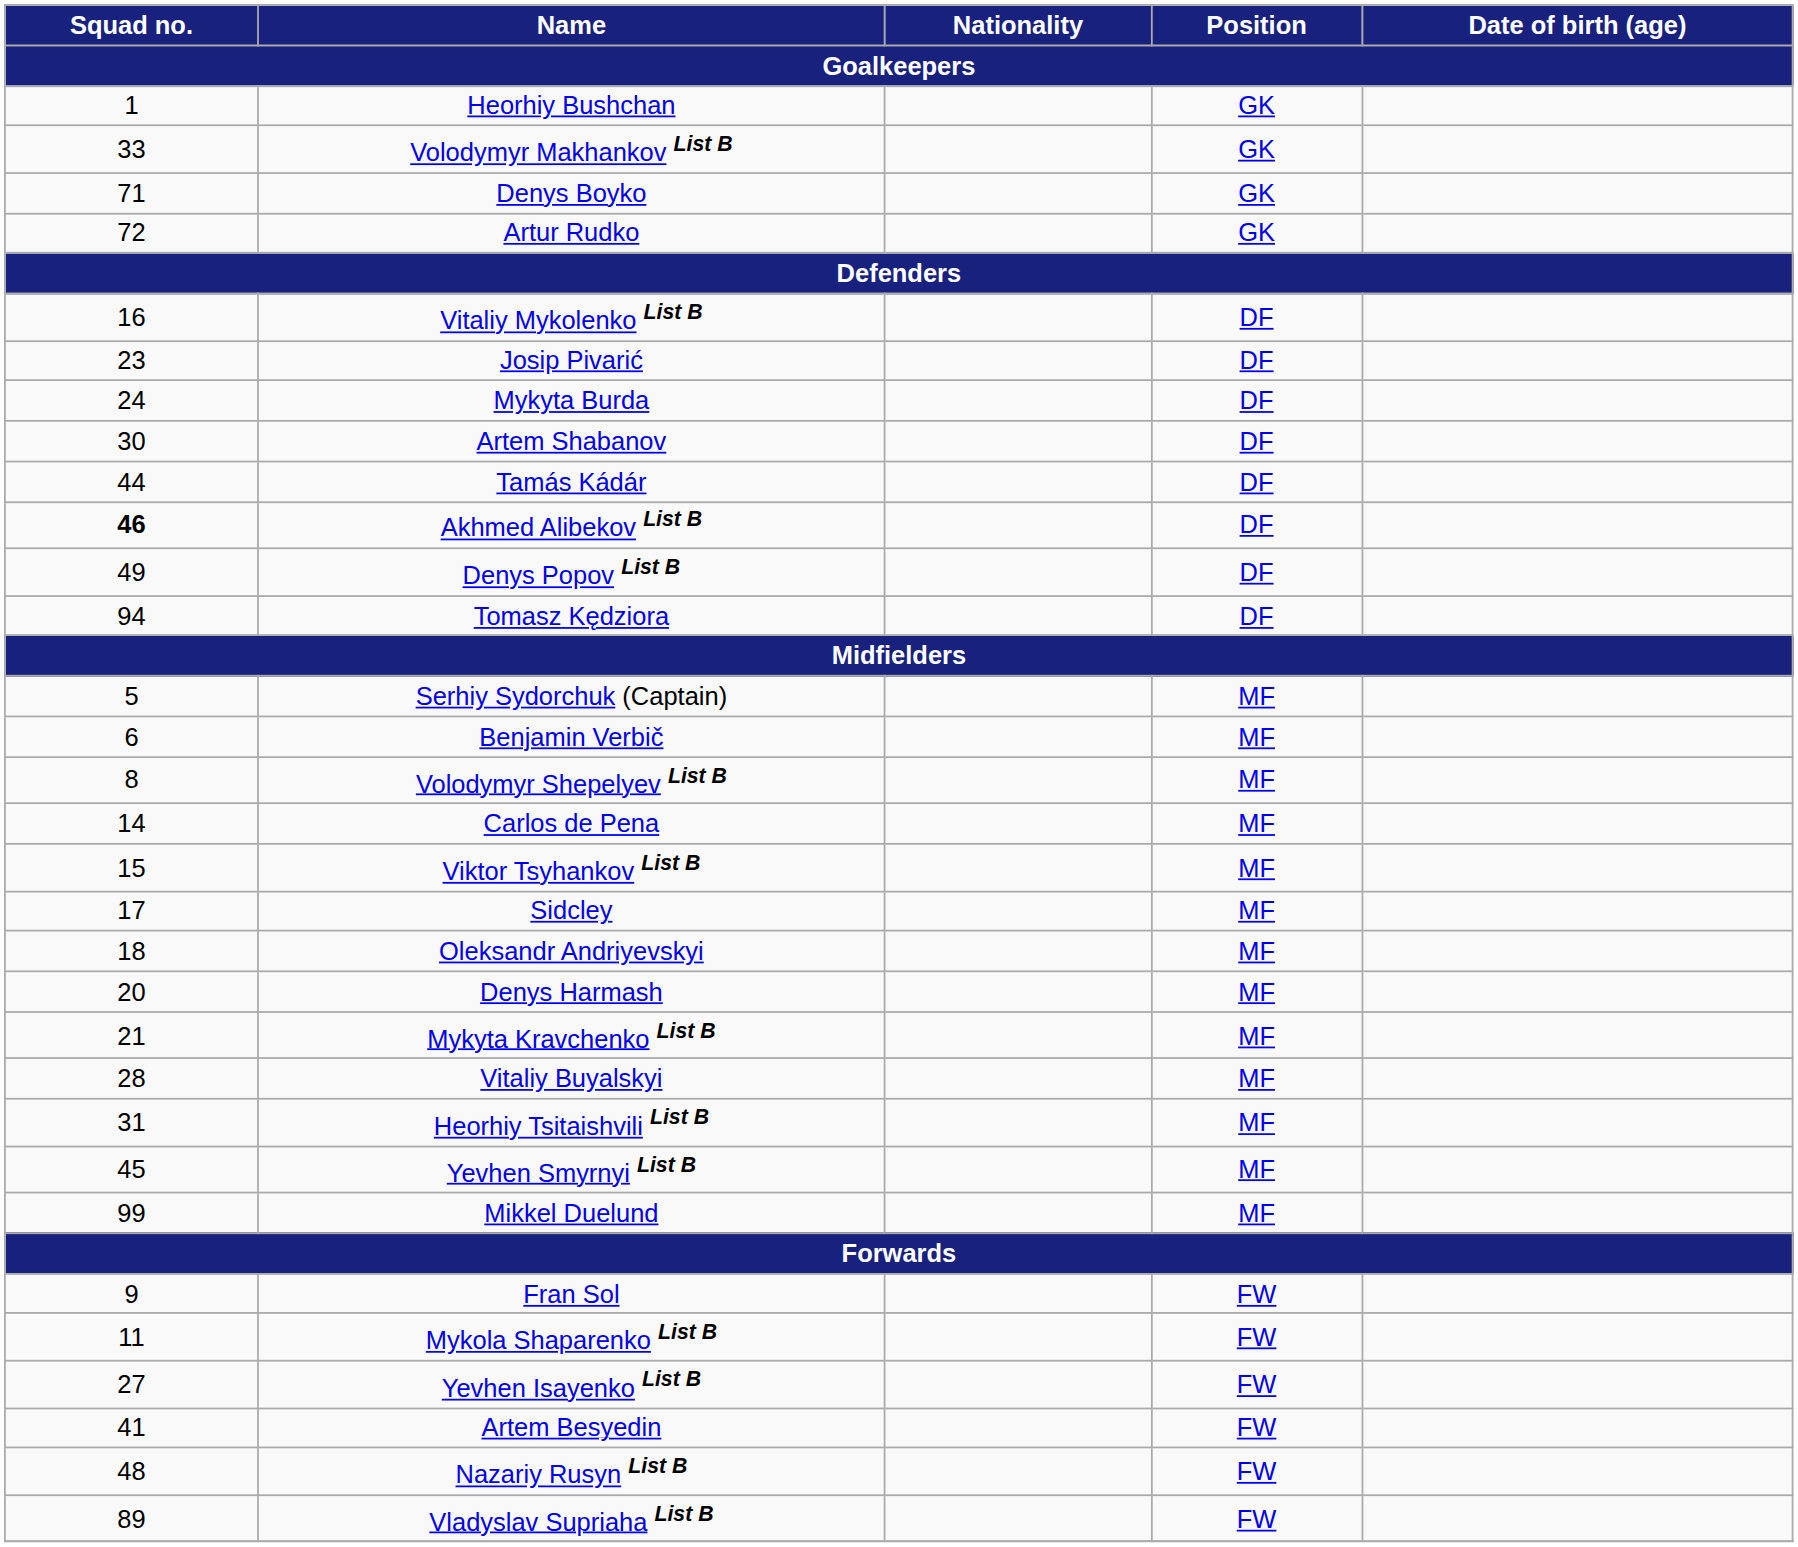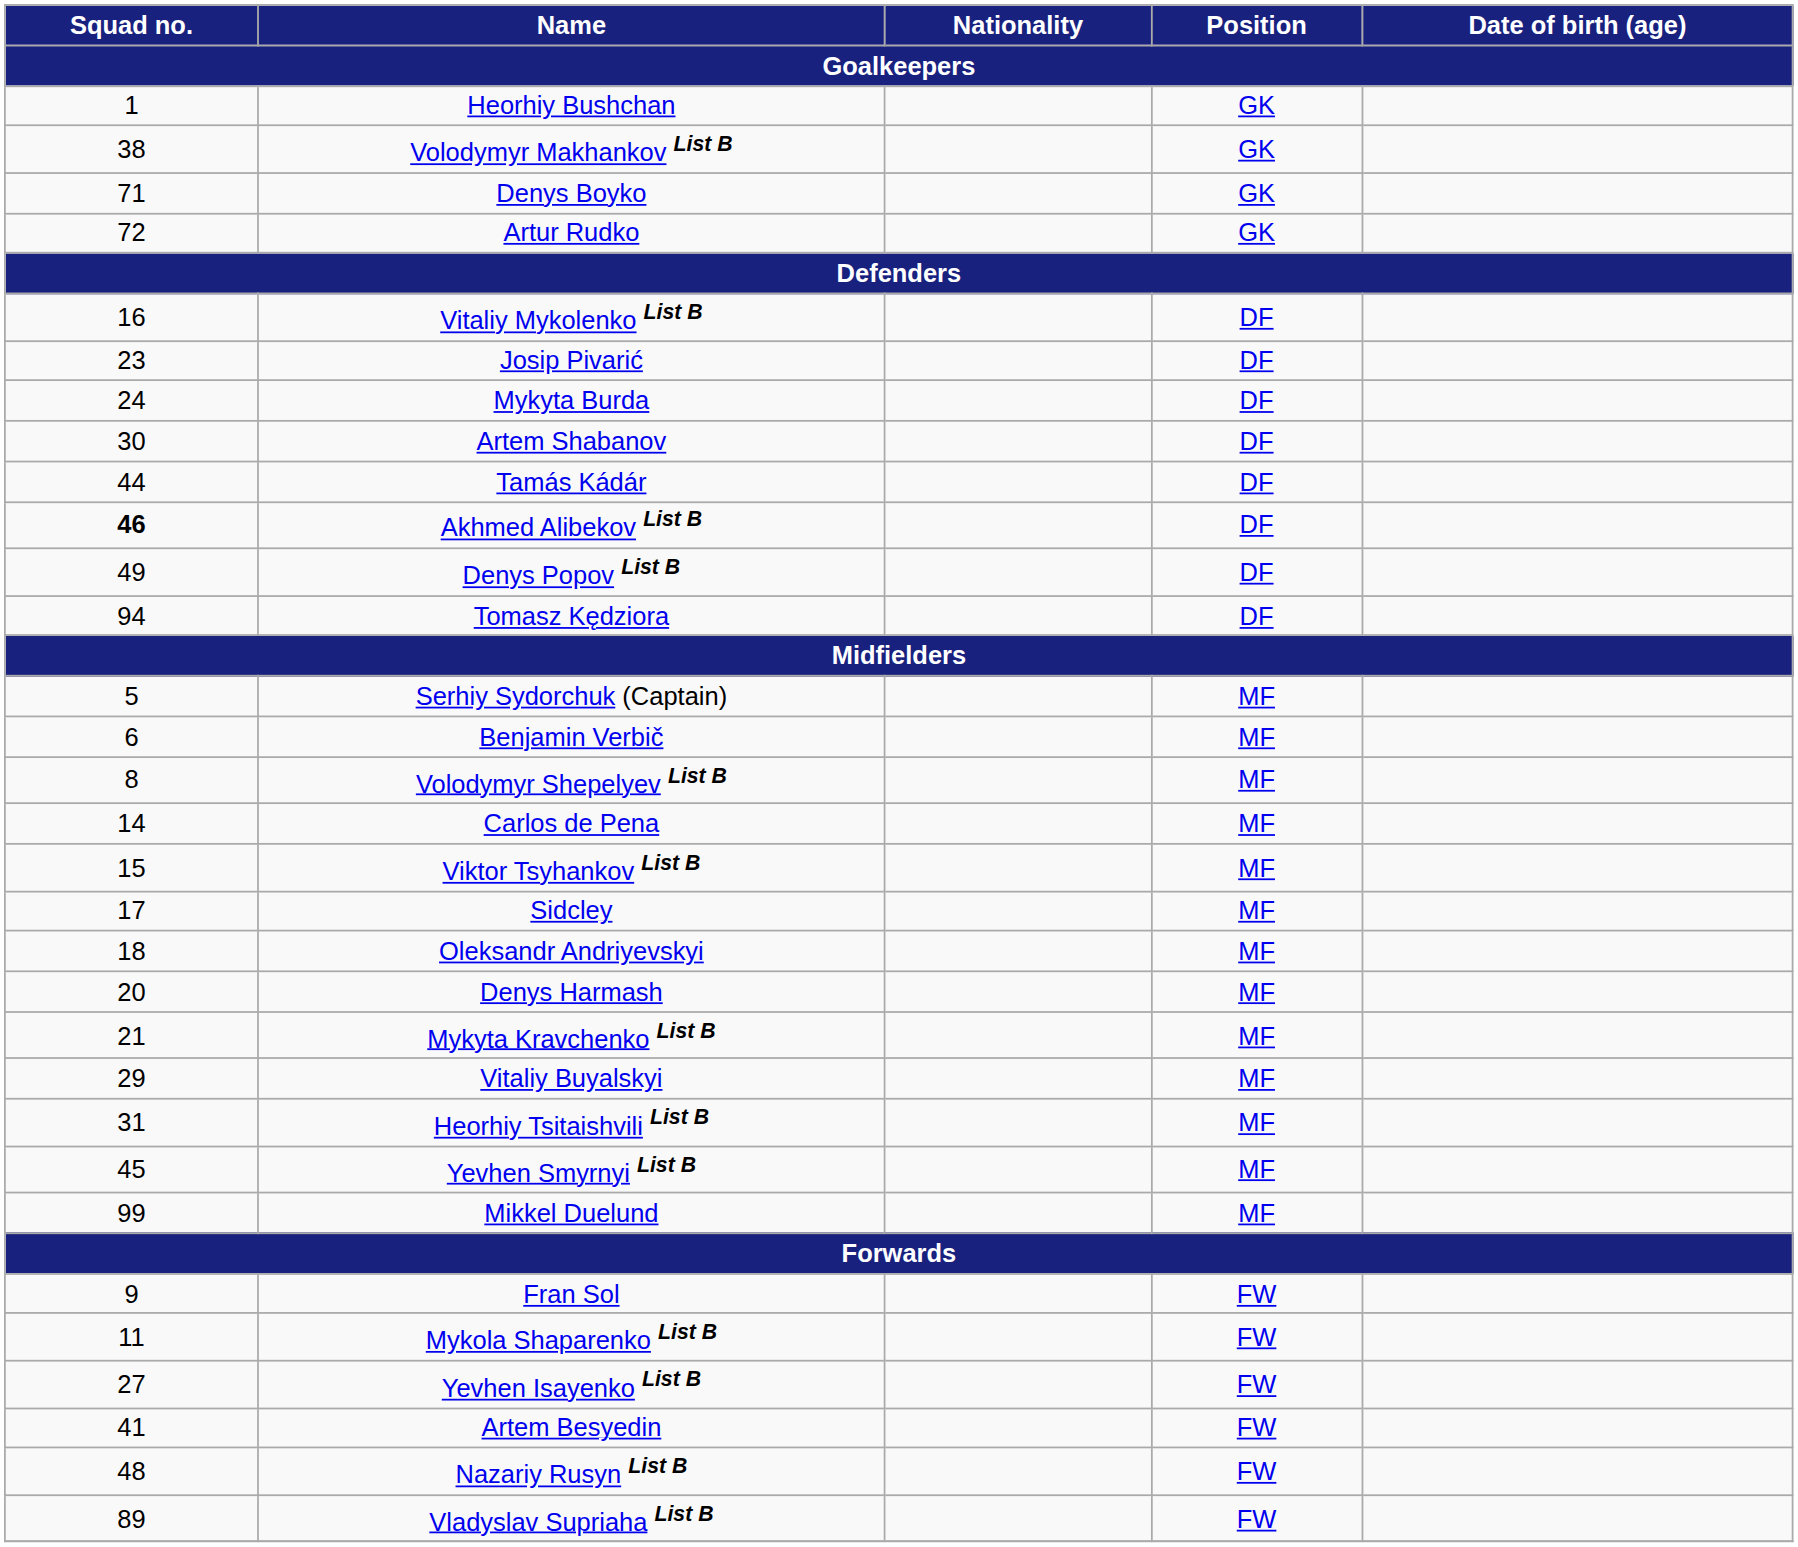(131, 150) 33 -> (131, 150) 38
(131, 1079) 28 -> (131, 1079) 29
